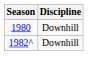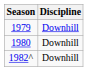+ row: (21, 27)
